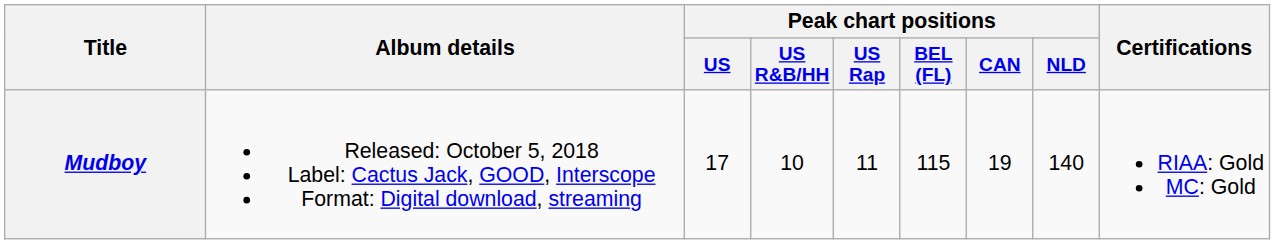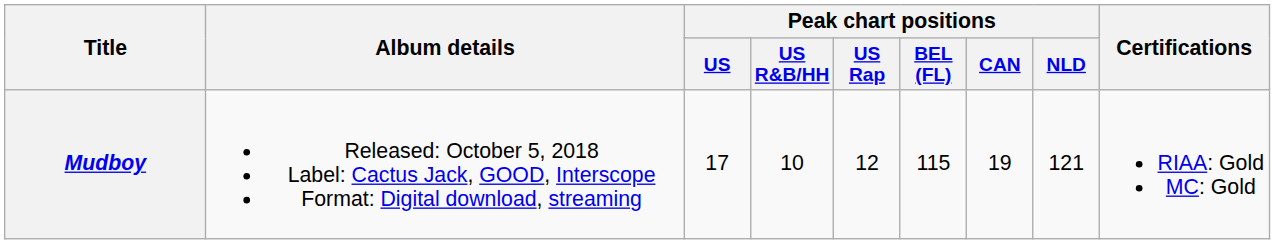(867, 163) 11 -> (867, 163) 12
(1066, 163) 140 -> (1066, 163) 121
